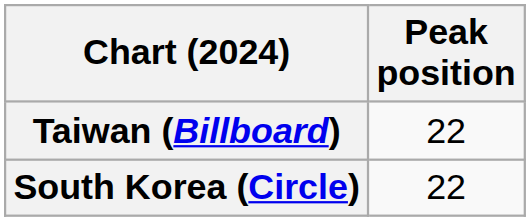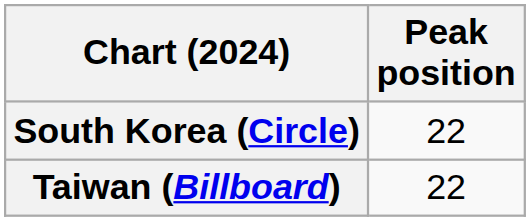rows swapped: (187, 186) <-> (187, 130)
